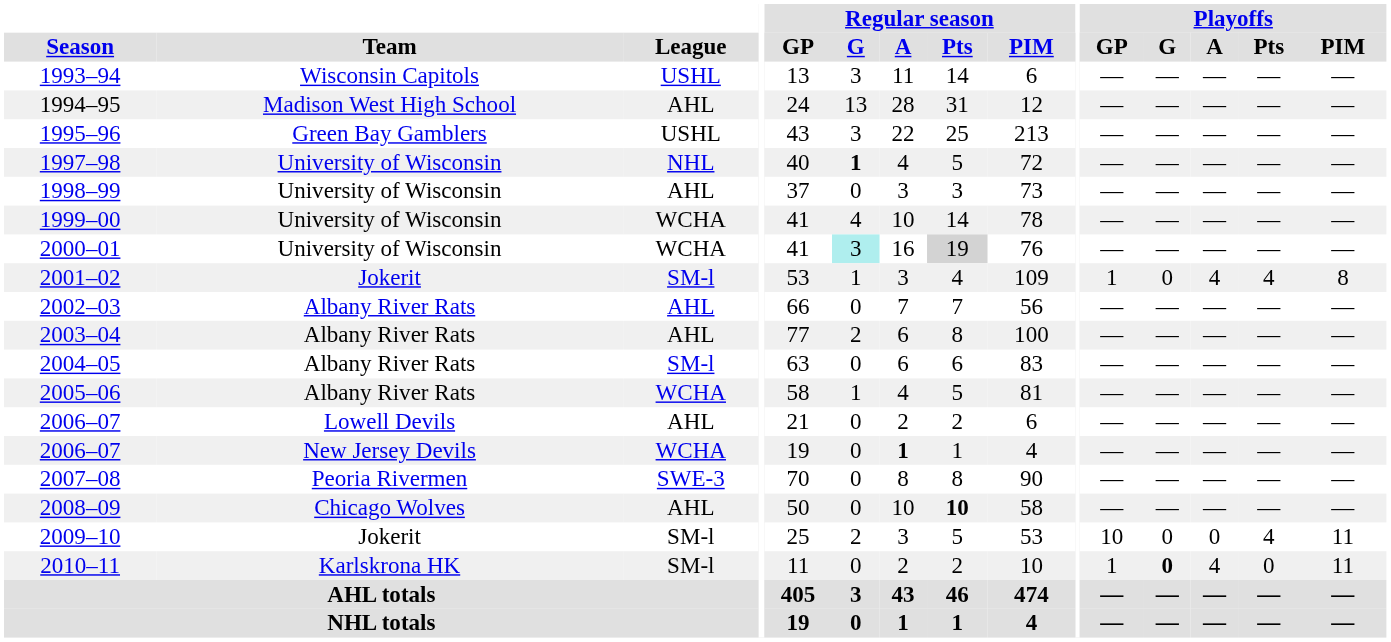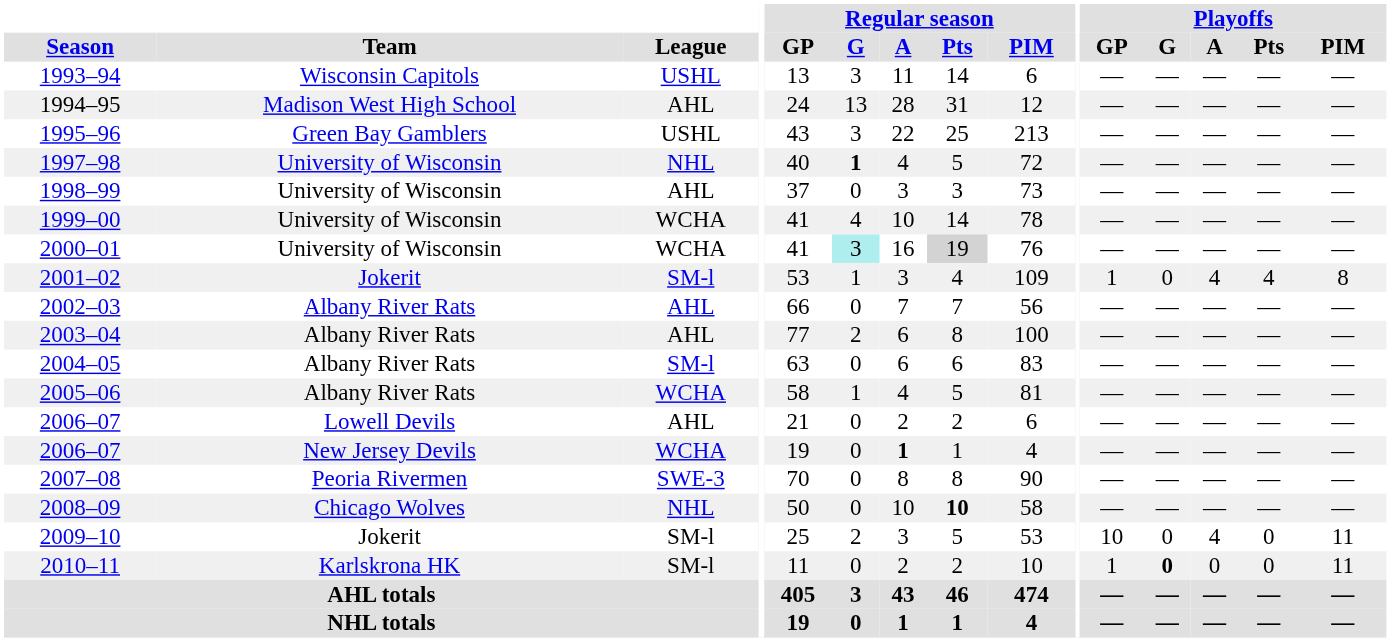(691, 507) AHL -> (691, 507) NHL
(1215, 536) 0 -> (1215, 536) 4
(1269, 536) 4 -> (1269, 536) 0
(1215, 565) 4 -> (1215, 565) 0
